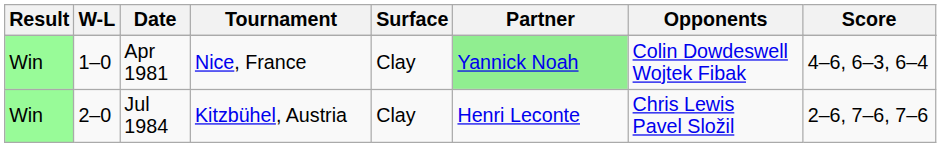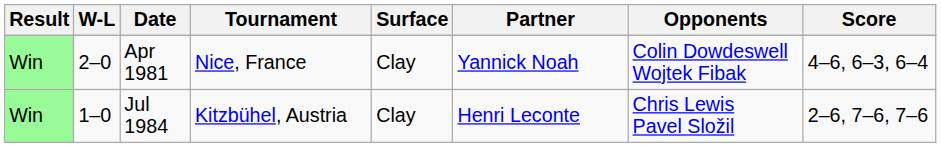(95, 62) 1–0 -> (95, 62) 2–0
(518, 62) lightgreen background -> (518, 62) no background
(95, 115) 2–0 -> (95, 115) 1–0
